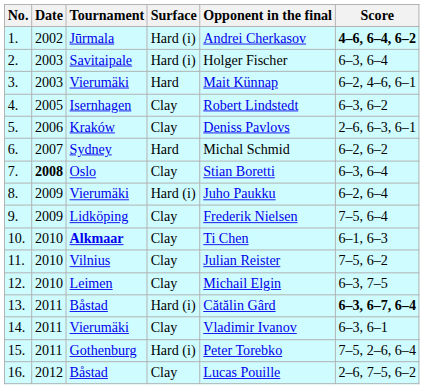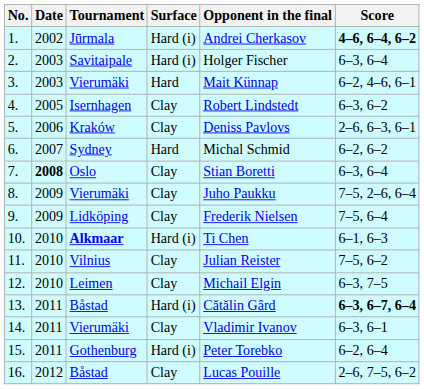(173, 194) Hard (i) -> (164, 194) Clay
(363, 194) 6–2, 6–4 -> (377, 194) 7–5, 2–6, 6–4
(164, 238) Clay -> (173, 238) Hard (i)
(377, 350) 7–5, 2–6, 6–4 -> (363, 350) 6–2, 6–4
